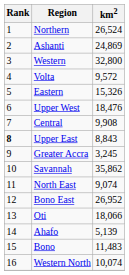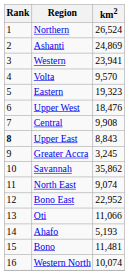(109, 61) 32,800 -> (109, 61) 23,941
(106, 76) 9,572 -> (106, 76) 9,570
(109, 92) 15,326 -> (109, 92) 19,323
(109, 200) 26,952 -> (109, 200) 22,952
(109, 216) 18,066 -> (109, 216) 11,066
(106, 231) 5,139 -> (106, 231) 5,193
(109, 247) 11,483 -> (109, 247) 11,481
